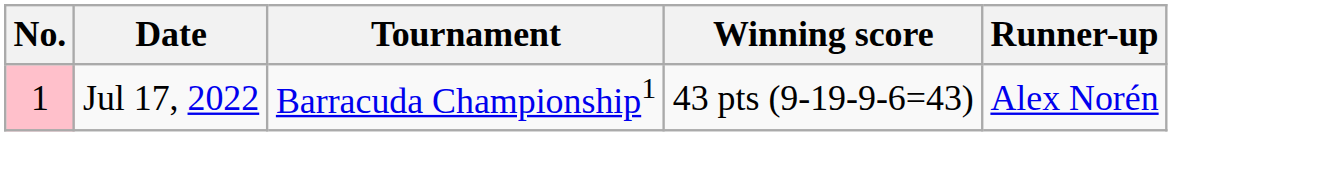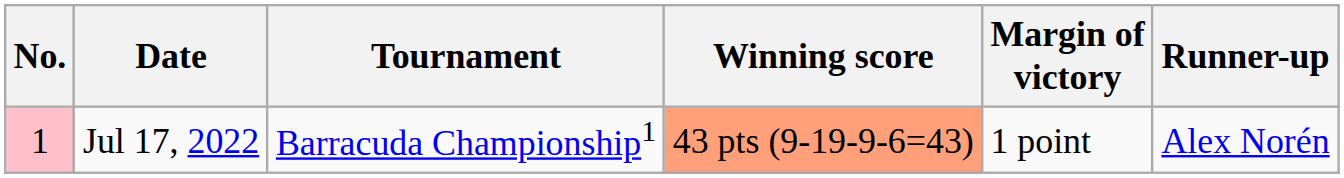+ column: (1068, 55)
(823, 97) no background -> (823, 139) lightsalmon background
